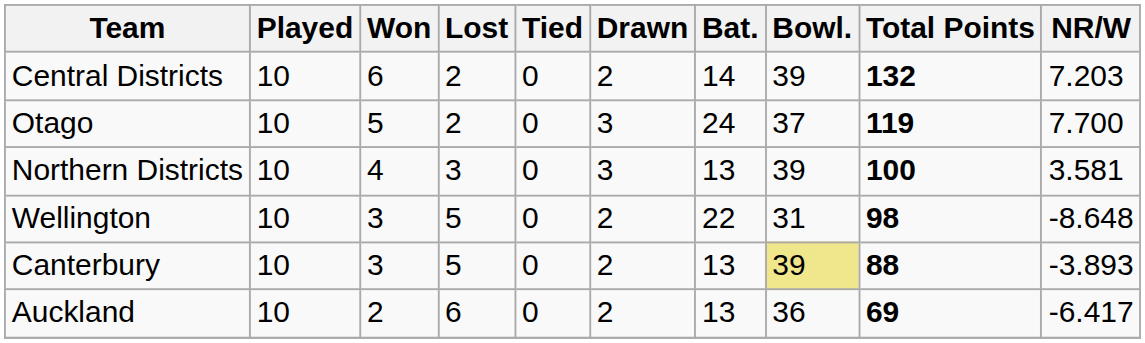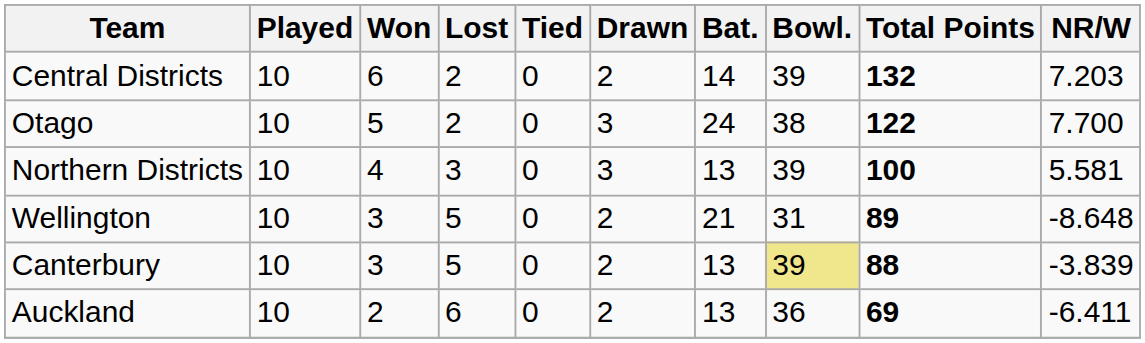(789, 123) 37 -> (789, 123) 38
(890, 123) 119 -> (891, 123) 122
(1086, 170) 3.581 -> (1086, 170) 5.581
(719, 218) 22 -> (719, 218) 21
(883, 218) 98 -> (883, 218) 89
(1091, 265) -3.893 -> (1091, 265) -3.839
(1091, 312) -6.417 -> (1090, 312) -6.411
